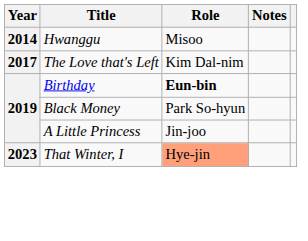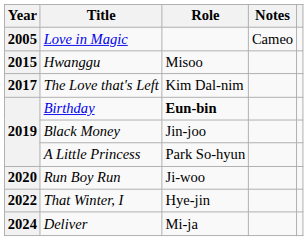+ row: (86, 39)
(22, 39) 2014 -> (22, 62) 2015
(205, 108) Park So-hyun -> (186, 131) Jin-joo
(186, 131) Jin-joo -> (205, 154) Park So-hyun
+ row: (82, 177)
(22, 154) 2023 -> (22, 200) 2022
(188, 154) lightsalmon background -> (188, 200) no background
+ row: (65, 223)
